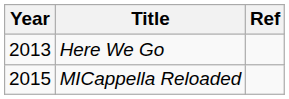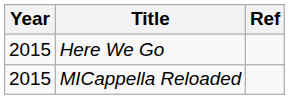(30, 49) 2013 -> (30, 49) 2015
